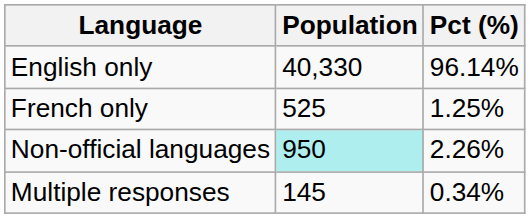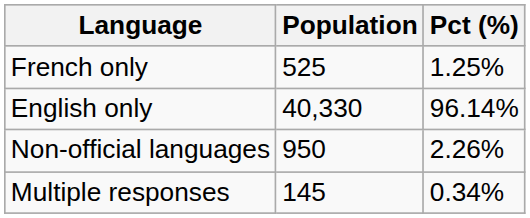rows swapped: (82, 66) <-> (79, 108)
(304, 150) paleturquoise background -> (304, 150) no background
